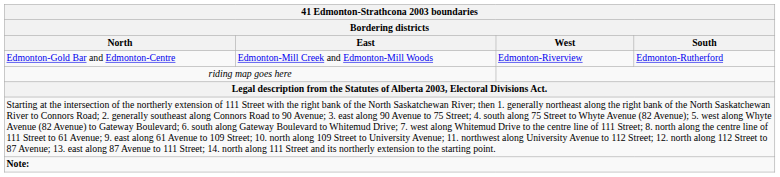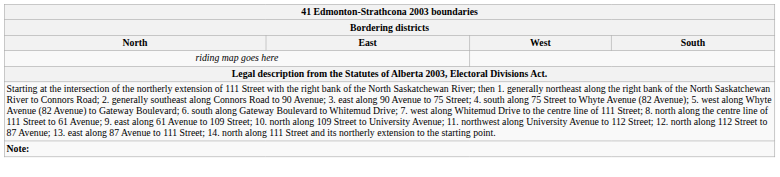- row: (91, 58)
